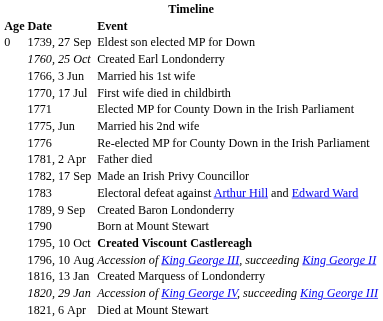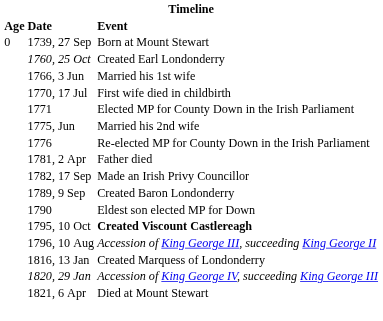(176, 42) Eldest son elected MP for Down -> (153, 42) Born at Mount Stewart
- row: (40, 193)
(153, 226) Born at Mount Stewart -> (176, 209) Eldest son elected MP for Down
